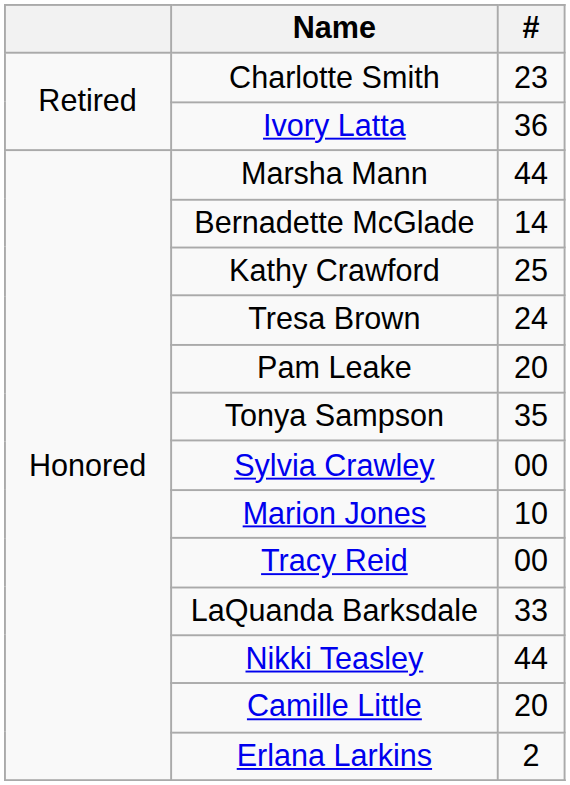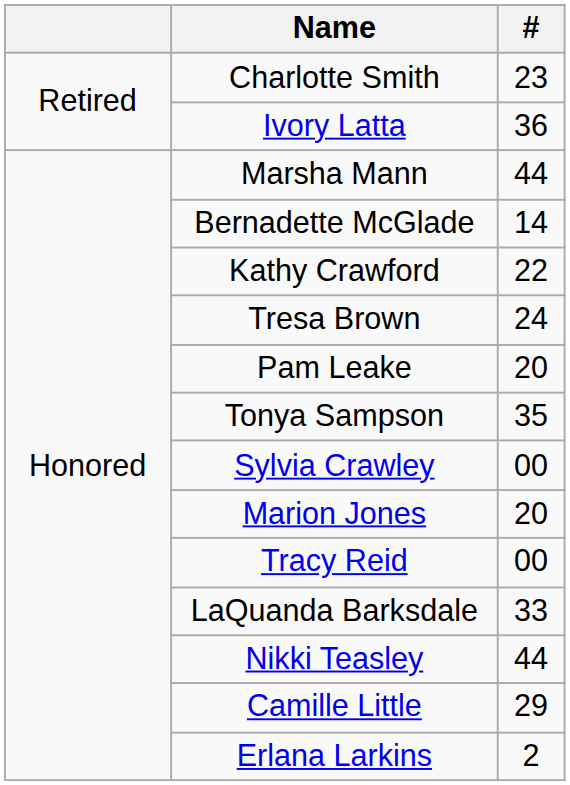(531, 271) 25 -> (531, 271) 22
(531, 513) 10 -> (531, 513) 20
(531, 707) 20 -> (531, 707) 29
